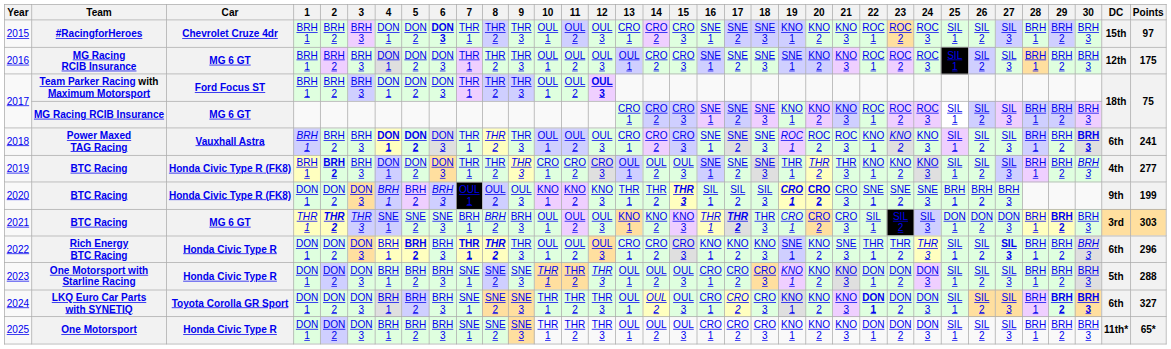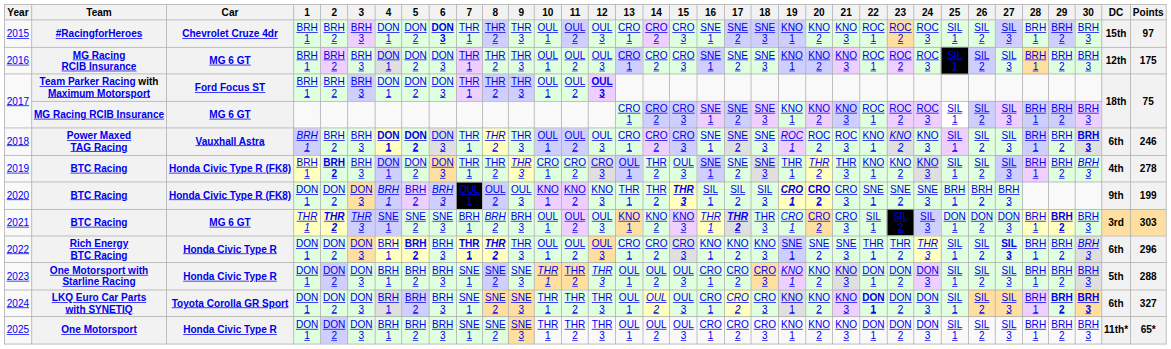(629, 60) OUL 1 -> (629, 60) CRO 1
(792, 60) SNE 1 -> (792, 60) KNO 1
(1148, 141) 241 -> (1148, 141) 246
(656, 168) OUL 2 -> (656, 168) THR 2
(1148, 168) 277 -> (1148, 168) 278
(819, 249) KNO 2 -> (819, 249) SNE 2
